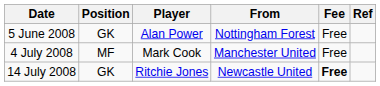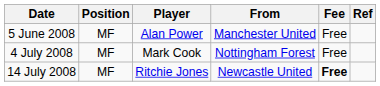(106, 33) GK -> (106, 33) MF
(265, 33) Nottingham Forest -> (265, 33) Manchester United
(265, 53) Manchester United -> (265, 53) Nottingham Forest
(106, 72) GK -> (106, 72) MF
